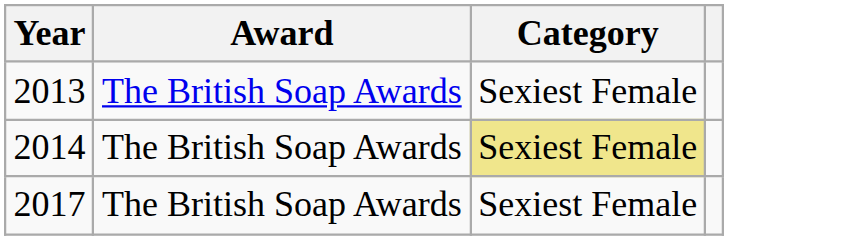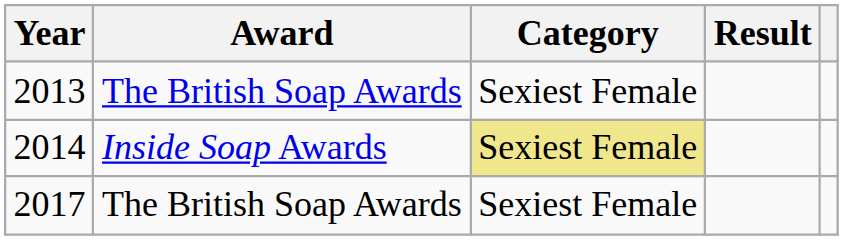+ column: (763, 33)
(282, 147) The British Soap Awards -> (244, 147) Inside Soap Awards
